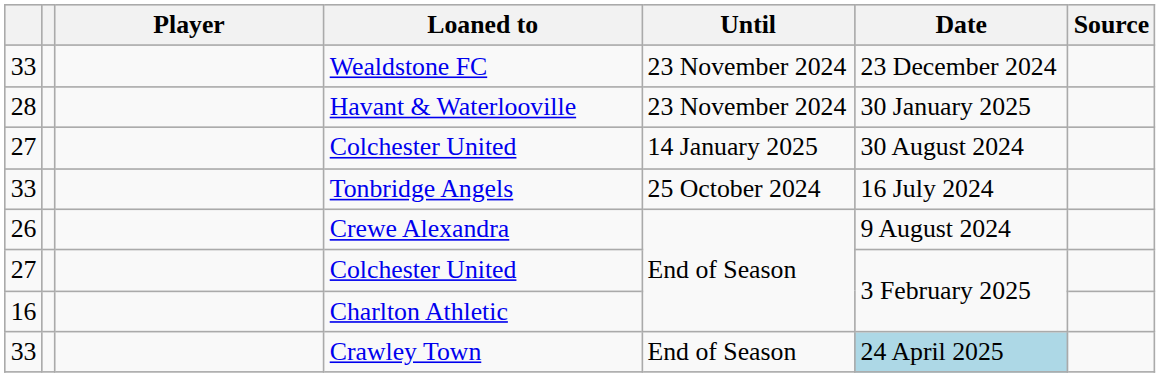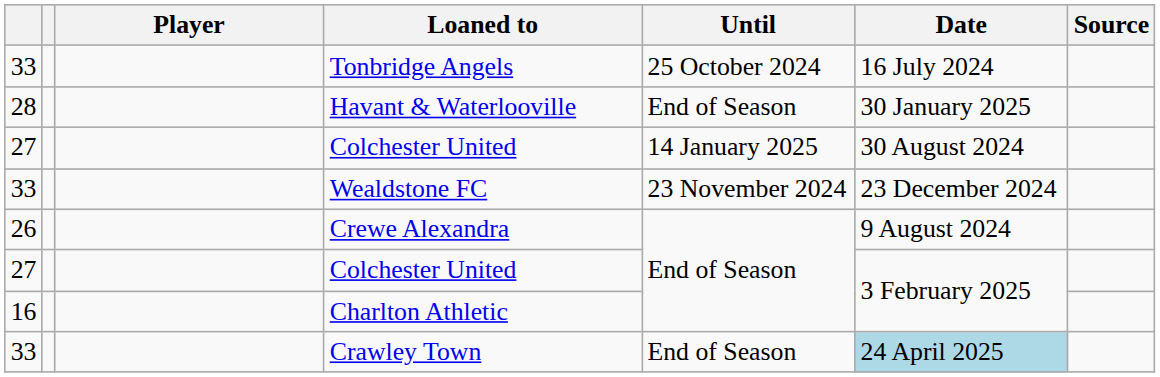rows swapped: (24, 188) <-> (24, 65)
(747, 106) 23 November 2024 -> (722, 106) End of Season
